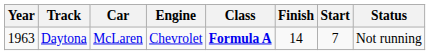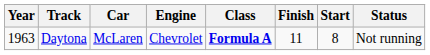(296, 38) 14 -> (296, 38) 11
(335, 38) 7 -> (335, 38) 8
